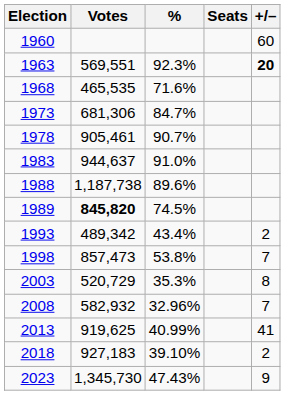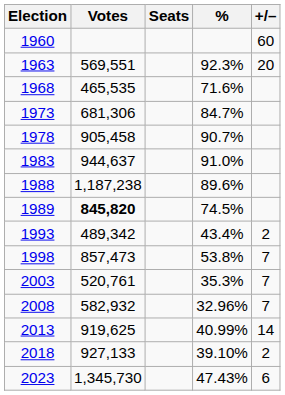columns swapped: (175, 16) <-> (228, 16)
(266, 64) bold -> (266, 64) normal
(108, 137) 905,461 -> (108, 137) 905,458
(108, 185) 1,187,738 -> (108, 185) 1,187,238
(108, 281) 520,729 -> (108, 281) 520,761
(266, 281) 8 -> (266, 281) 7
(266, 329) 41 -> (266, 329) 14
(108, 354) 927,183 -> (108, 354) 927,133
(266, 378) 9 -> (266, 378) 6
